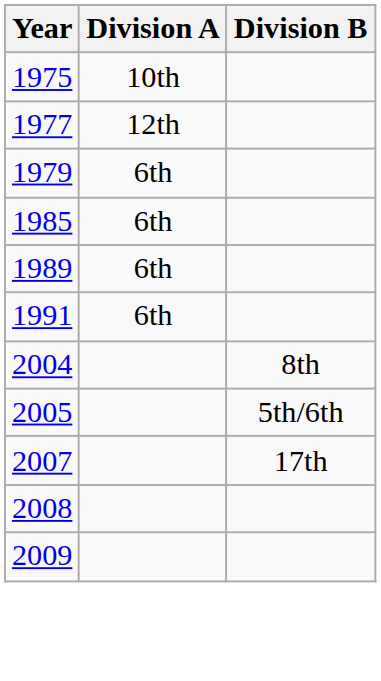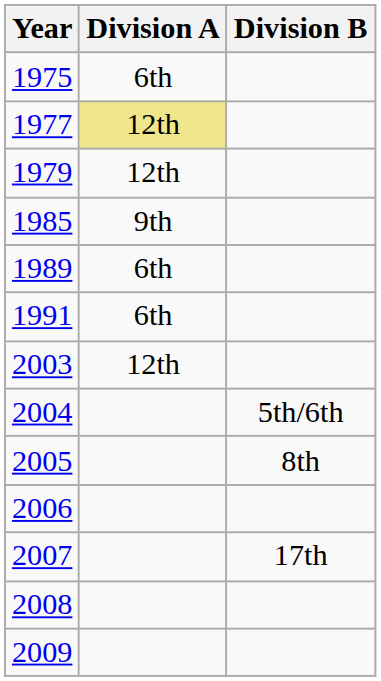(153, 76) 10th -> (153, 76) 6th
(153, 124) no background -> (153, 124) khaki background
(153, 172) 6th -> (153, 172) 12th
(153, 220) 6th -> (153, 220) 9th
+ row: (42, 364)
(301, 364) 8th -> (301, 412) 5th/6th
(301, 412) 5th/6th -> (301, 460) 8th
+ row: (42, 508)
